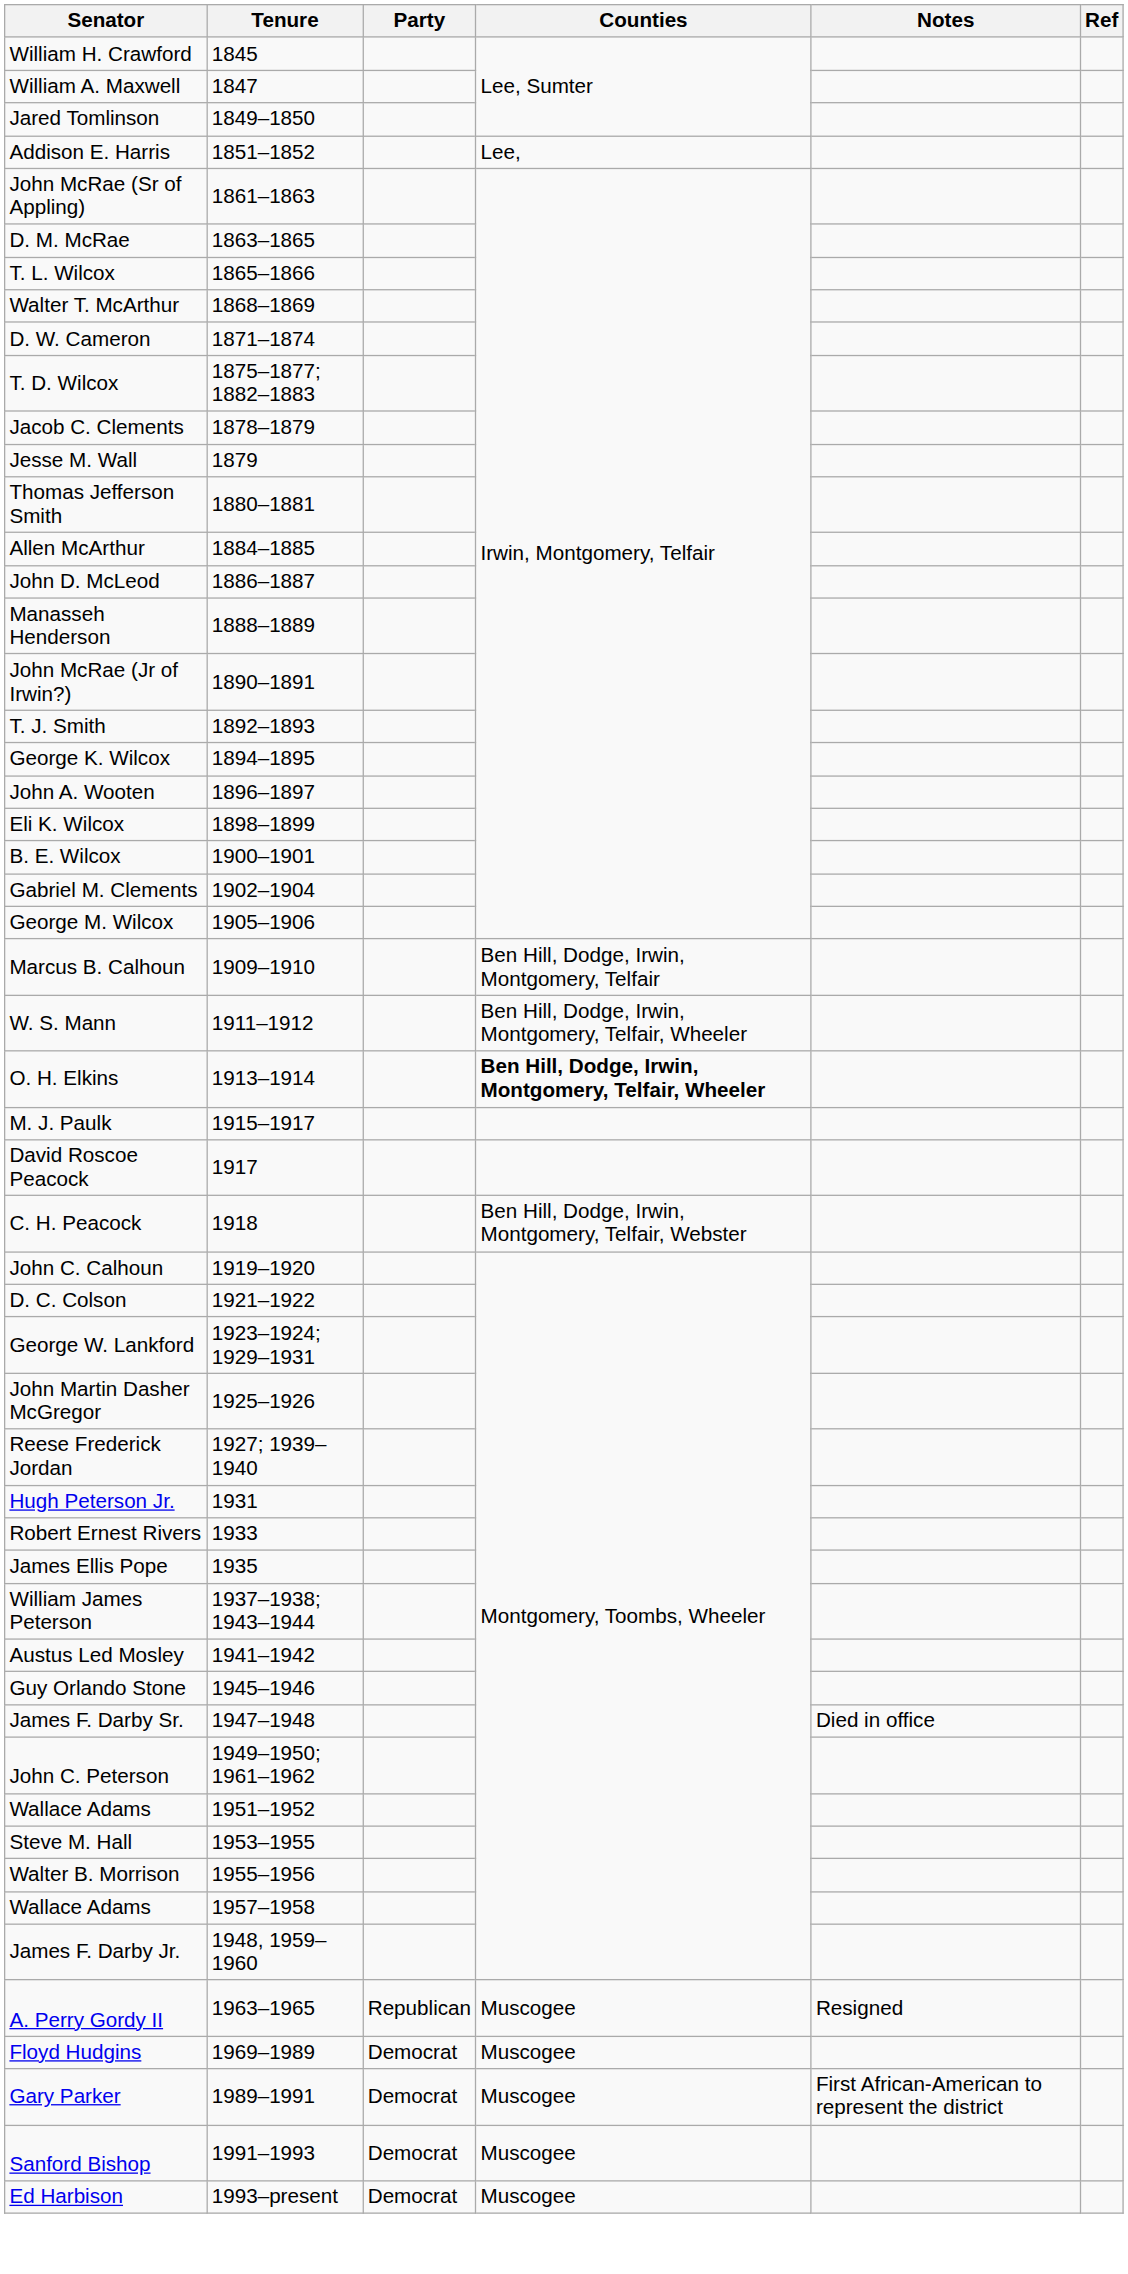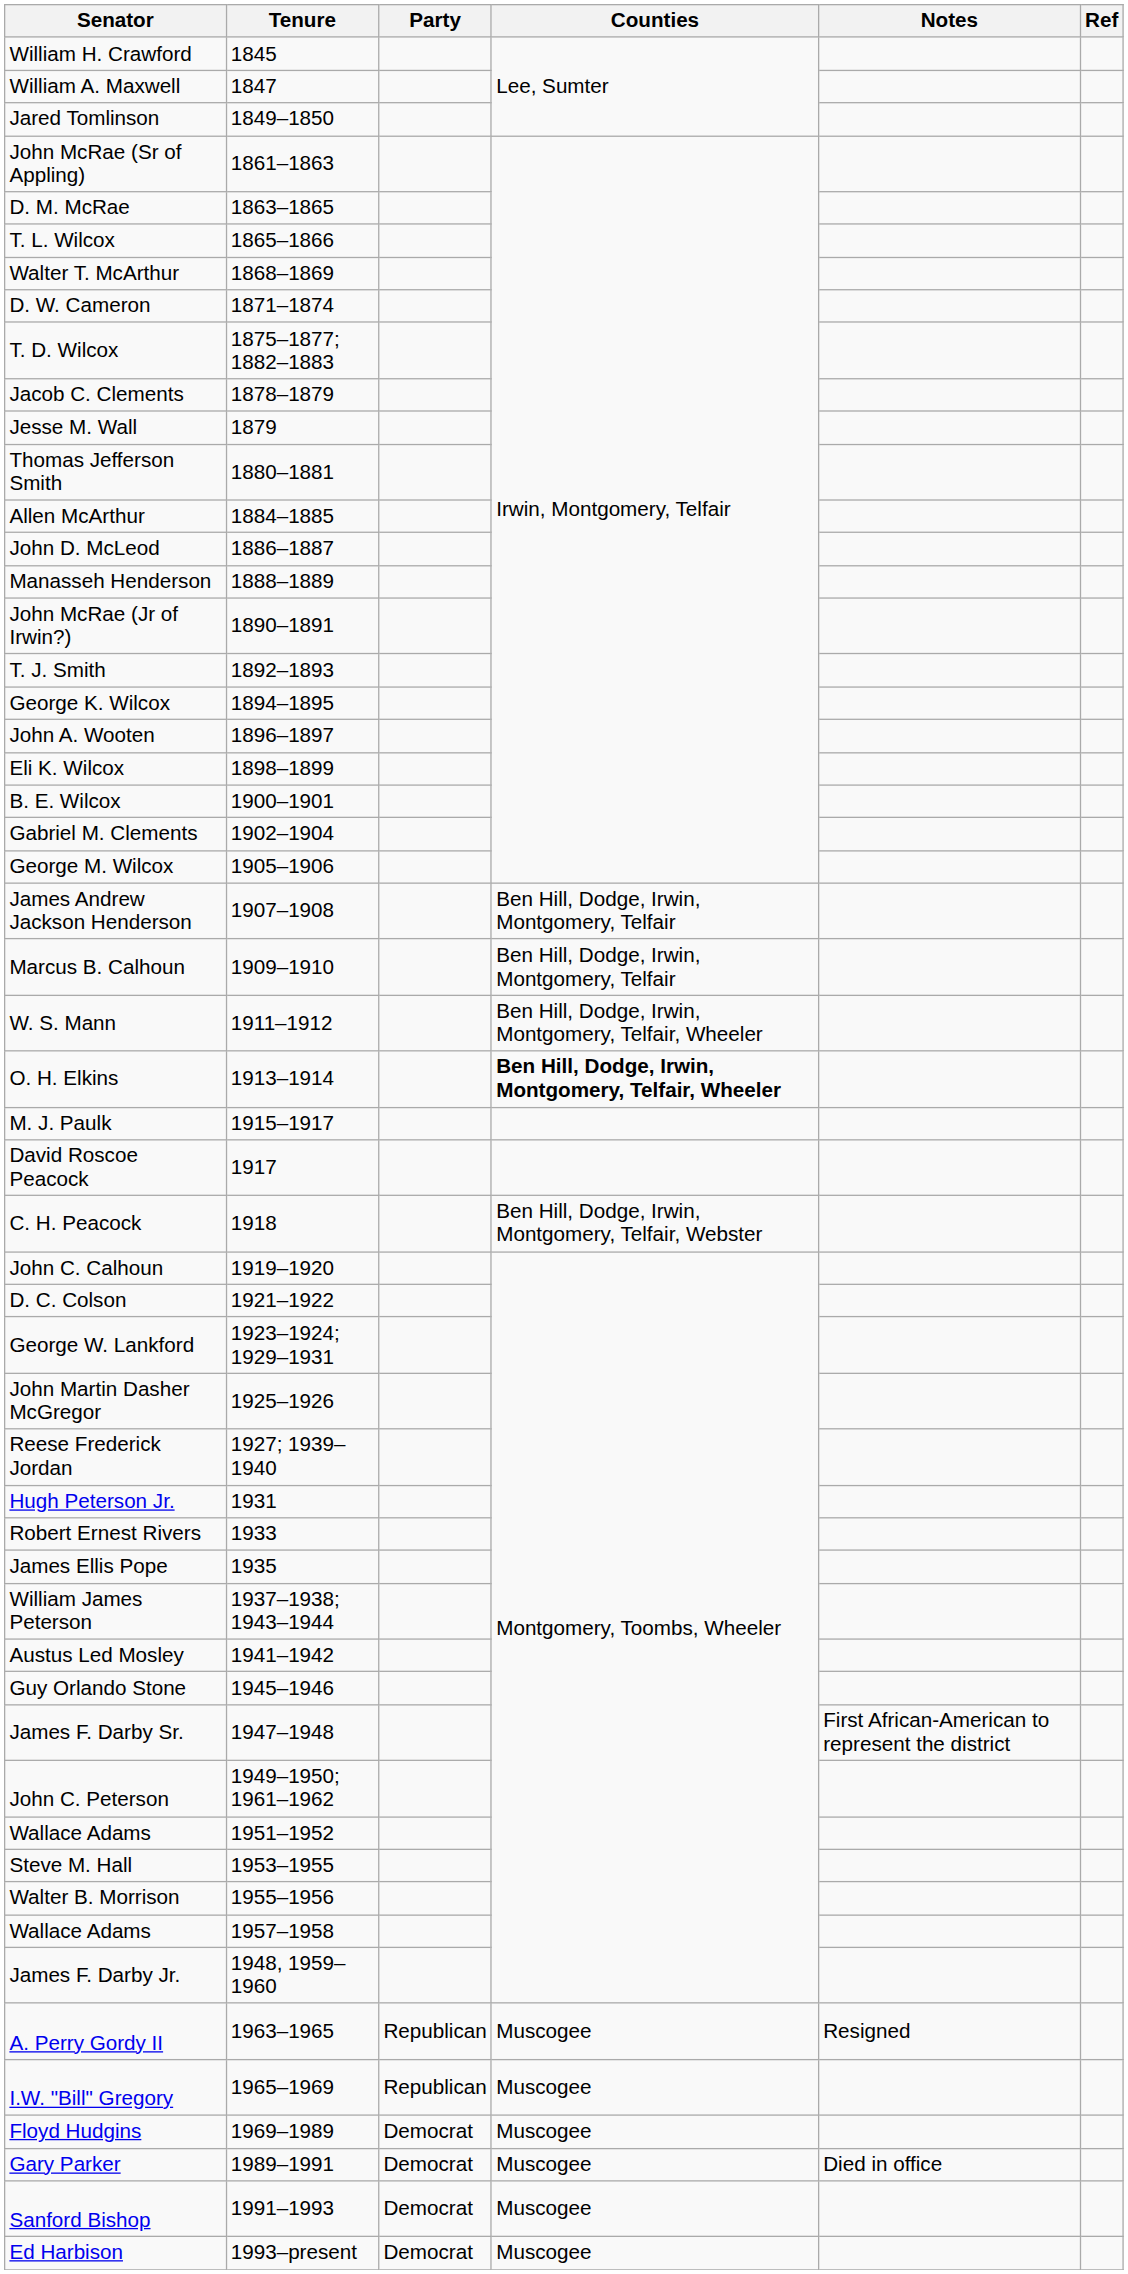- row: (90, 151)
+ row: (101, 910)
(875, 1720) Died in office -> (936, 1732) First African-American to represent the district
+ row: (91, 2098)
(929, 2096) First African-American to represent the district -> (883, 2164) Died in office
